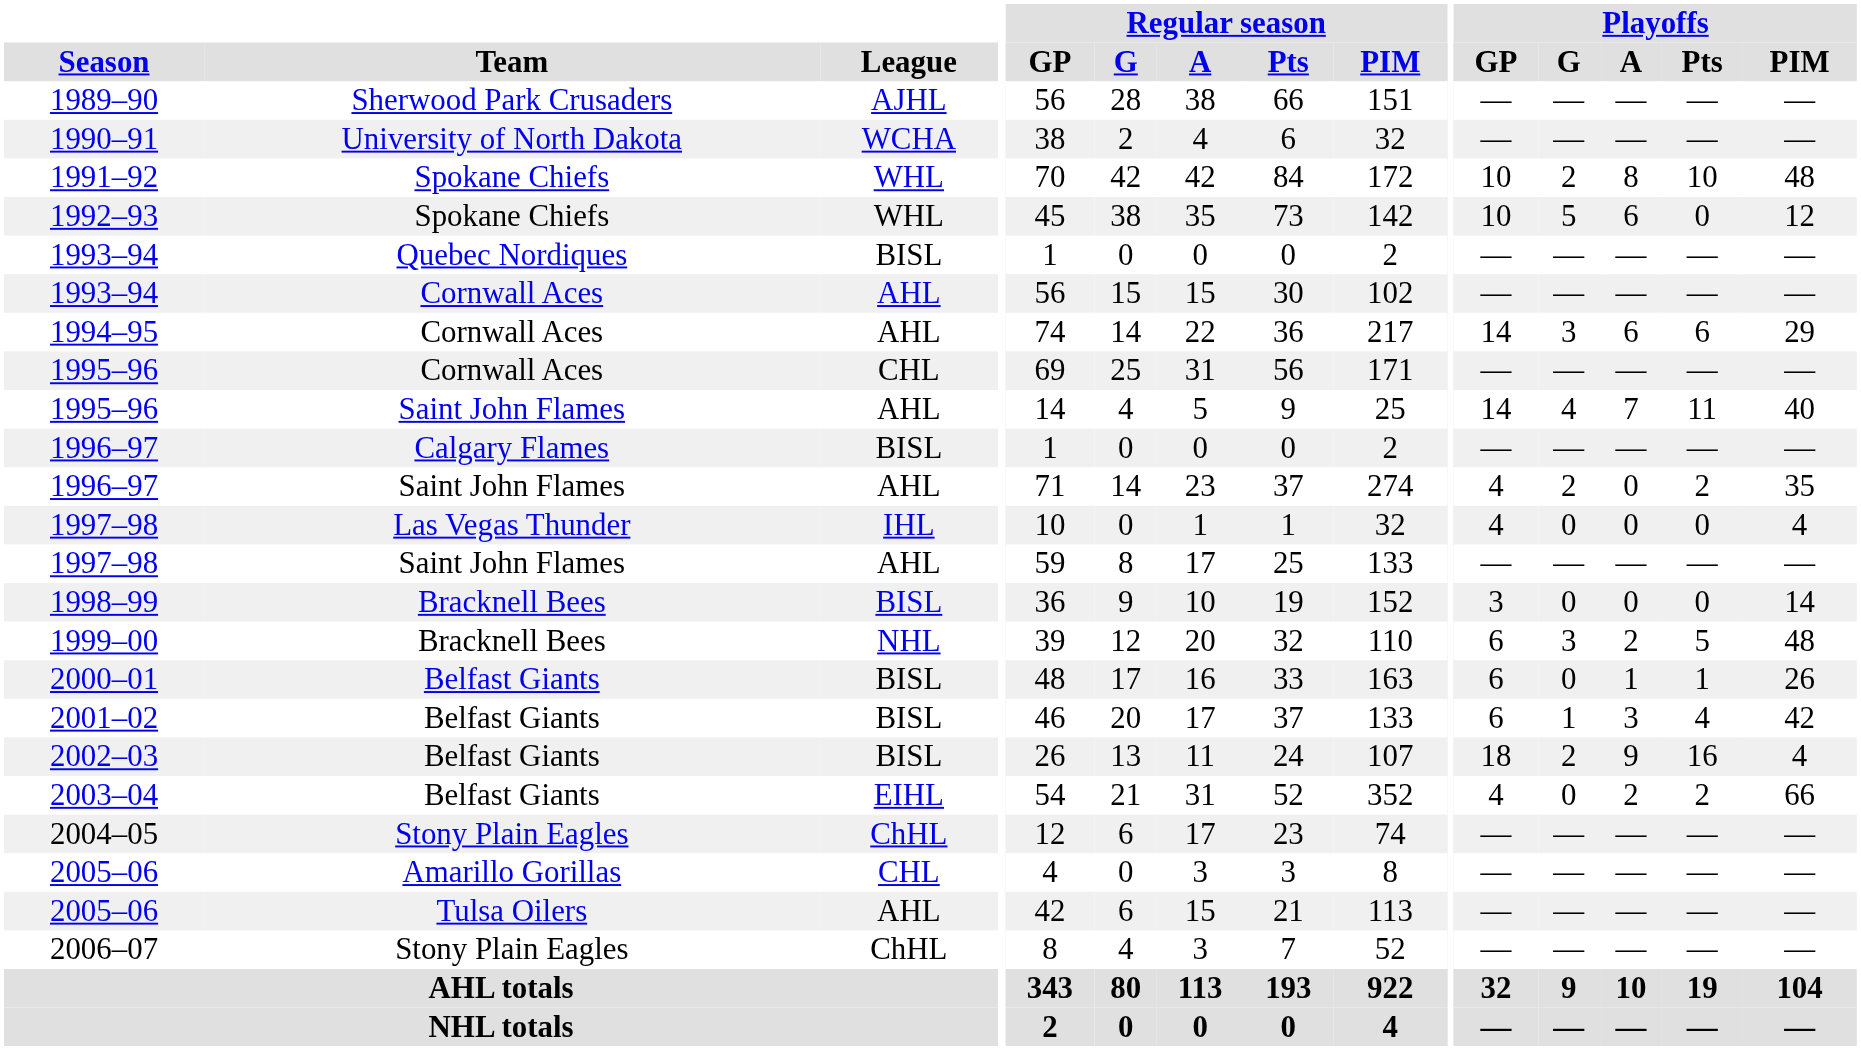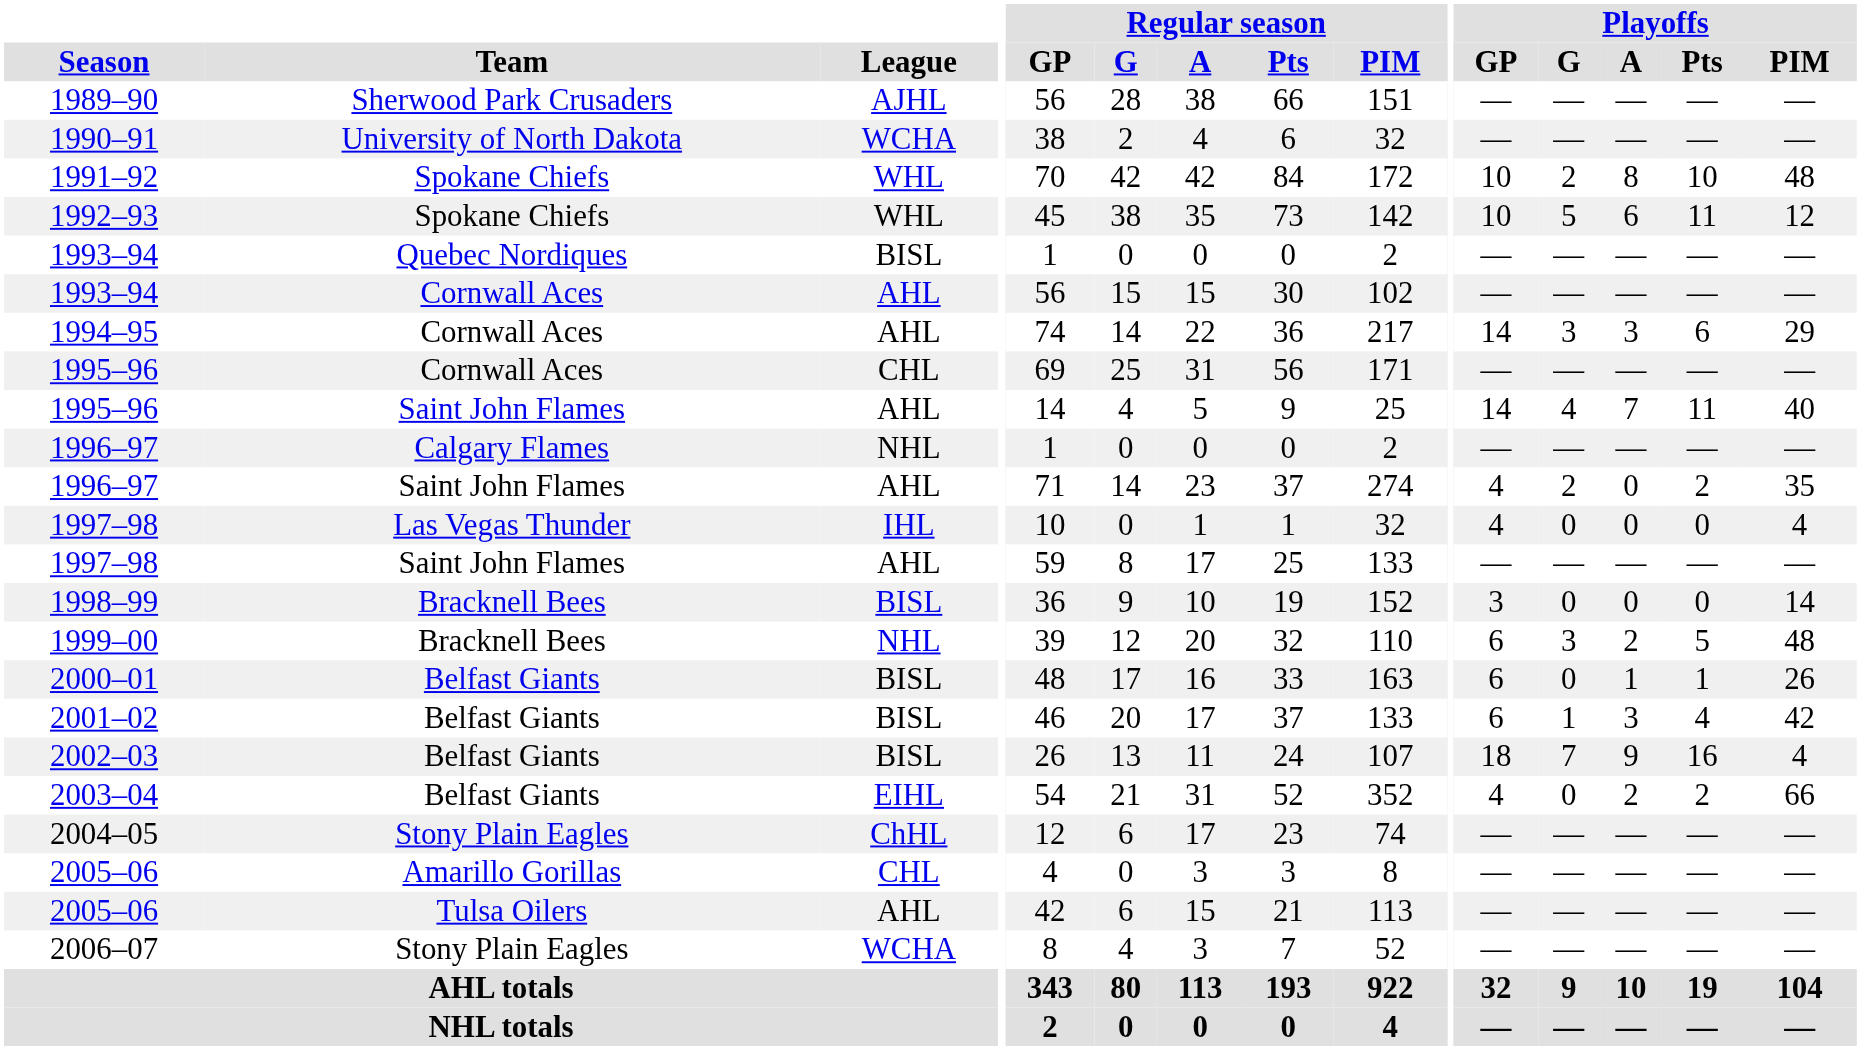(1702, 215) 0 -> (1702, 215) 11
(1631, 331) 6 -> (1631, 331) 3
(909, 447) BISL -> (909, 447) NHL
(1569, 756) 2 -> (1569, 756) 7
(909, 949) ChHL -> (909, 949) WCHA
